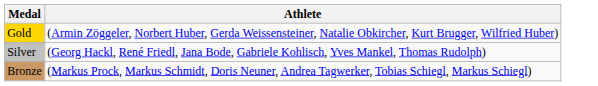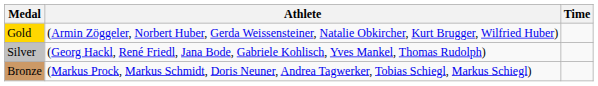+ column: (577, 14)
